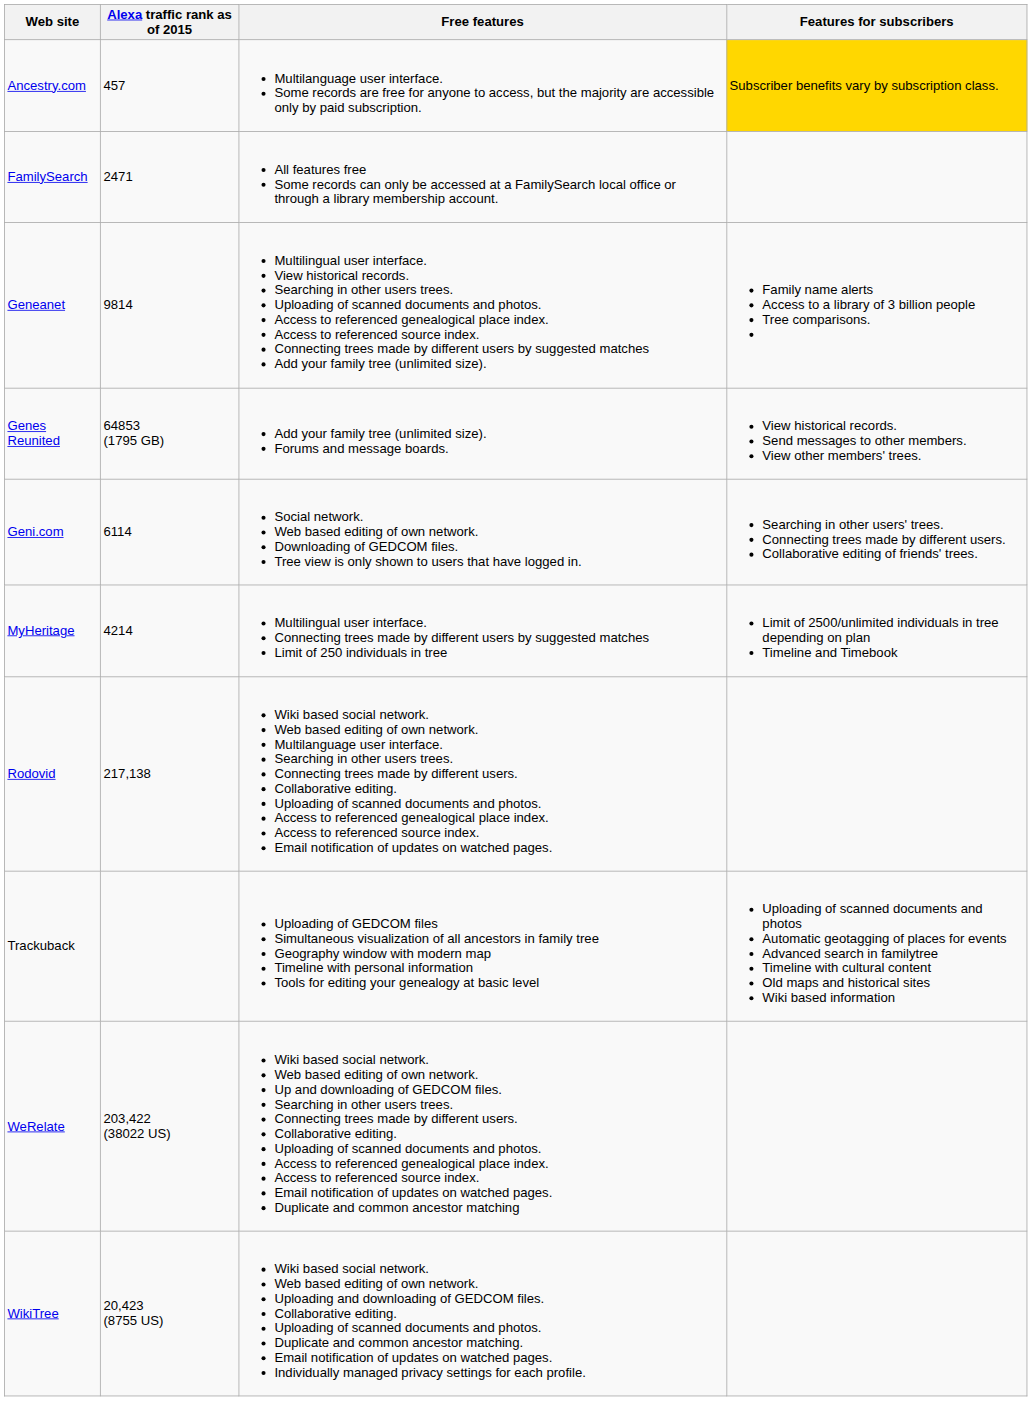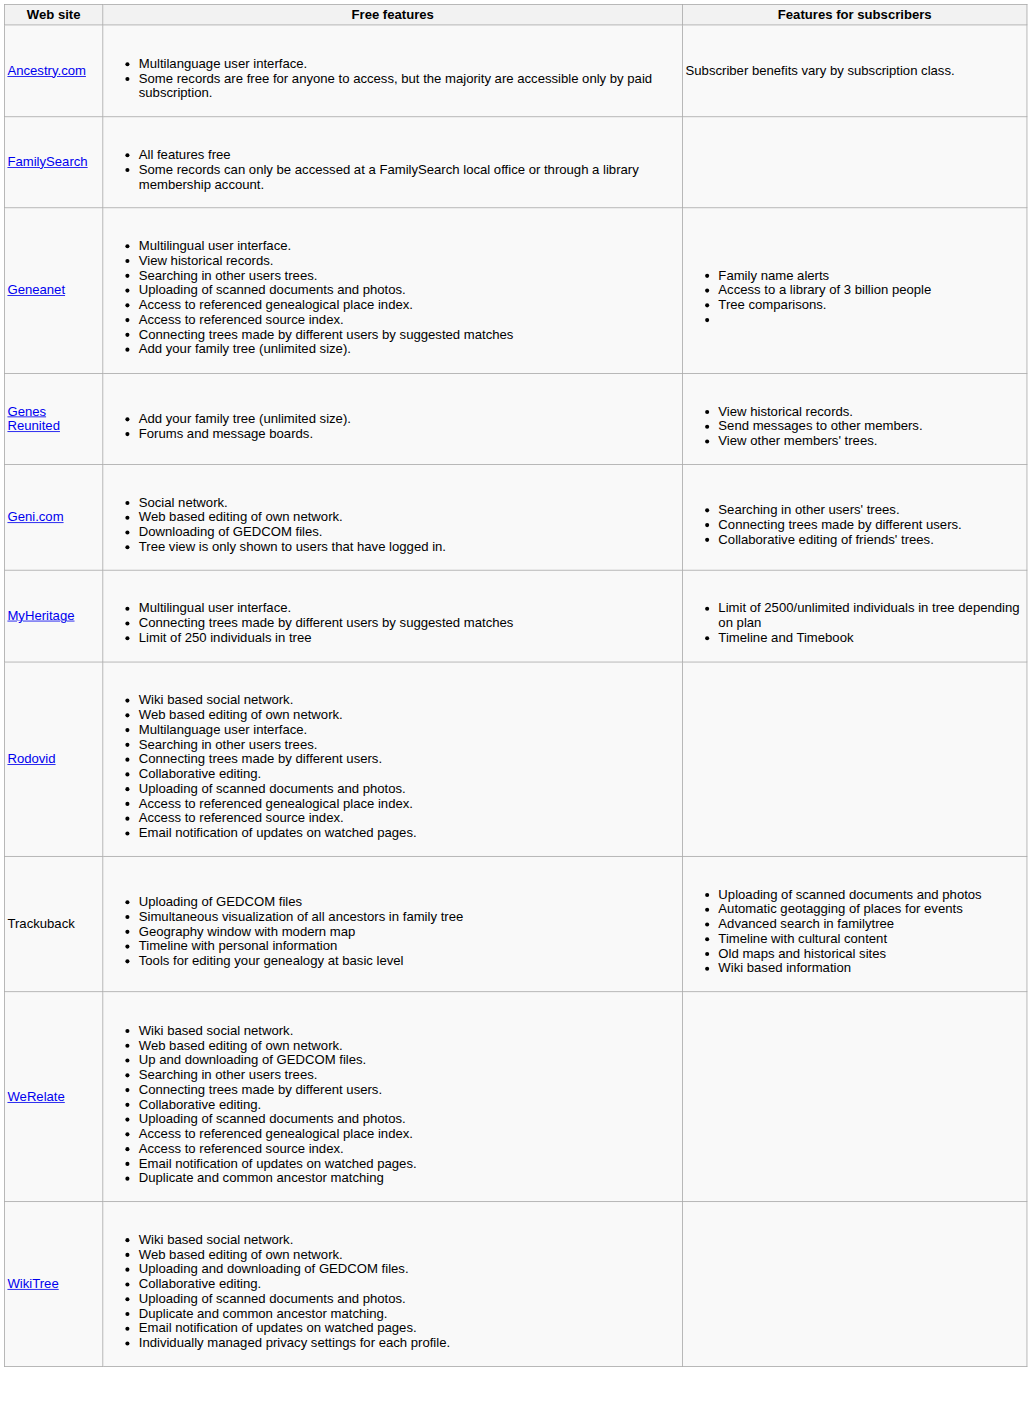- column: (170, 22)
(864, 85) gold background -> (820, 70) no background
